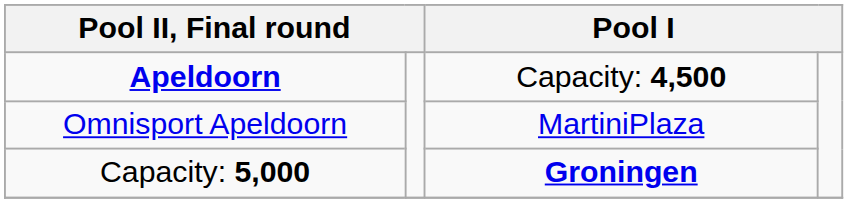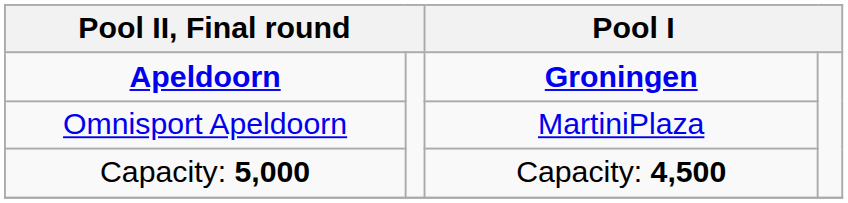(621, 76) Capacity: 4,500 -> (621, 76) Groningen
(621, 172) Groningen -> (621, 172) Capacity: 4,500
